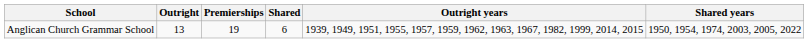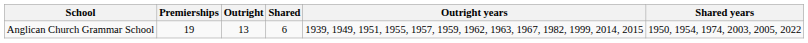columns swapped: (234, 12) <-> (179, 12)
